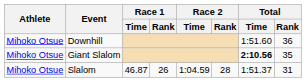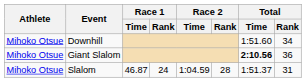(288, 41) 36 -> (288, 41) 34
(288, 56) 35 -> (288, 56) 36
(163, 70) 26 -> (163, 70) 24
